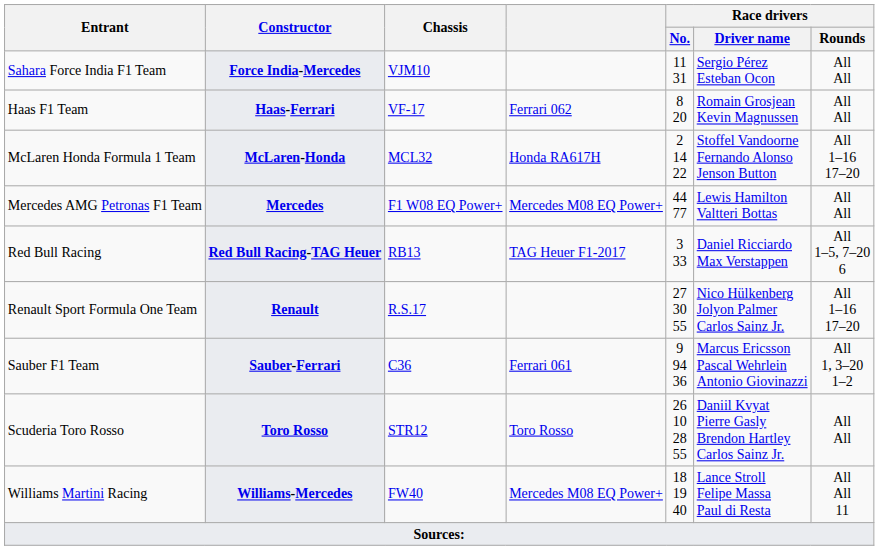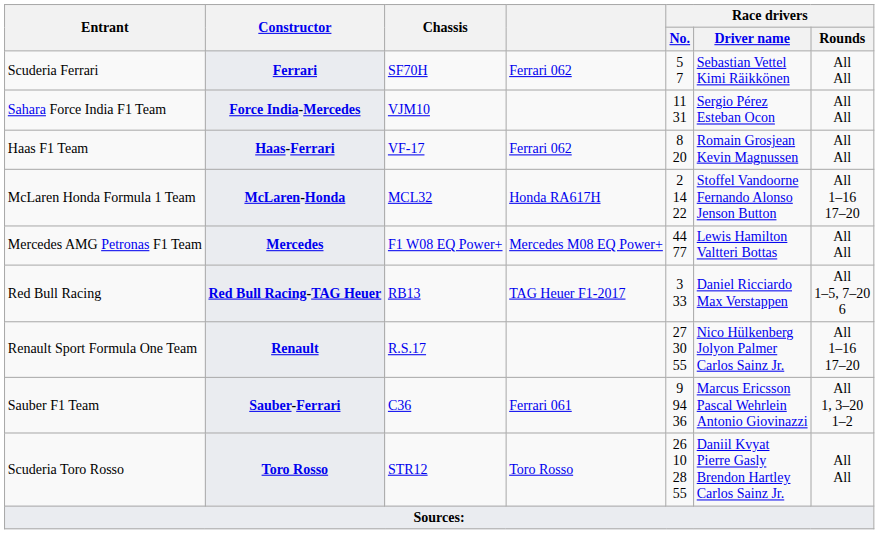+ row: (53, 70)
- row: (78, 493)
